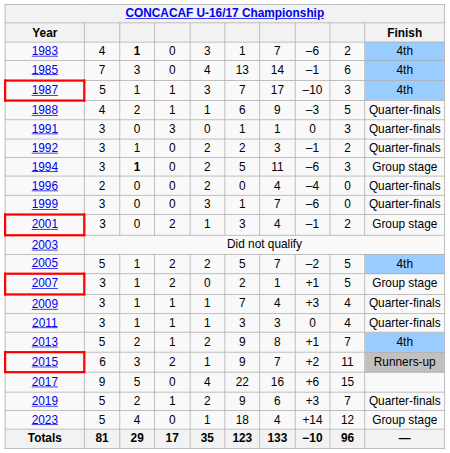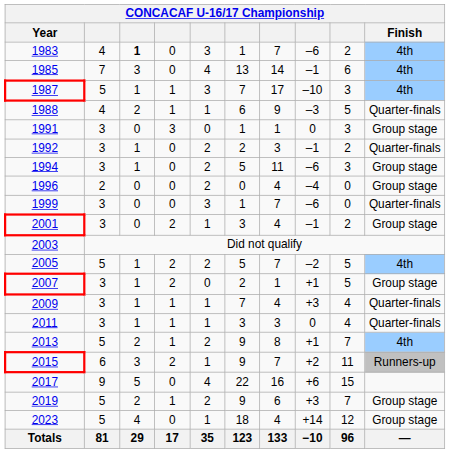(405, 129) Quarter-finals -> (405, 129) Group stage
(137, 167) bold -> (137, 167) normal
(405, 185) Quarter-finals -> (405, 185) Group stage
(405, 401) Quarter-finals -> (405, 401) Group stage
